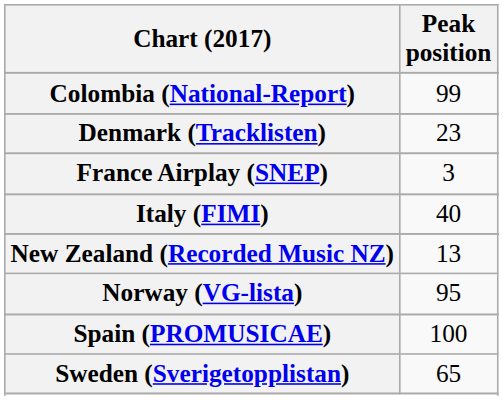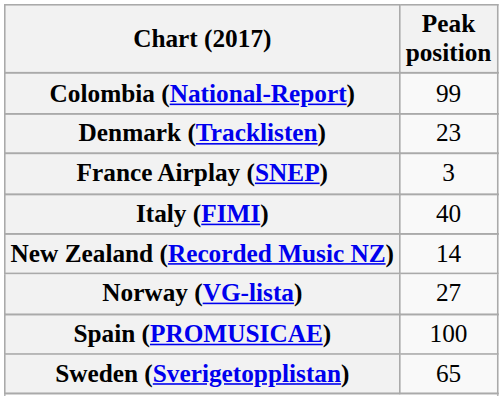(449, 253) 13 -> (449, 253) 14
(449, 293) 95 -> (449, 293) 27
